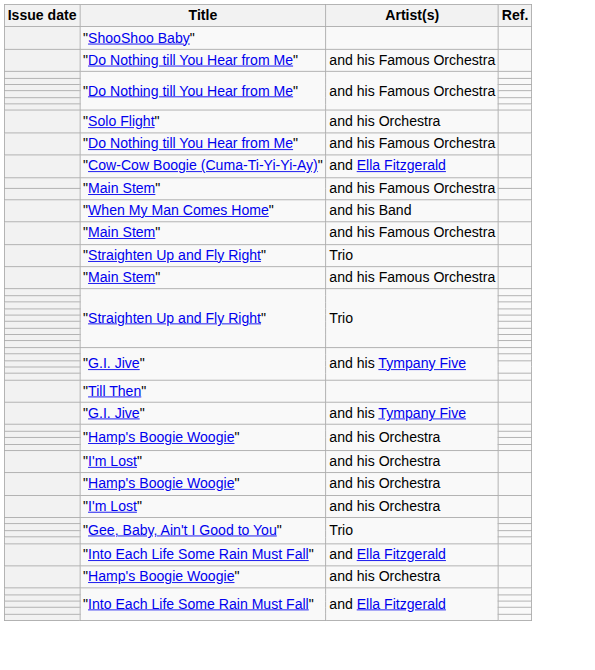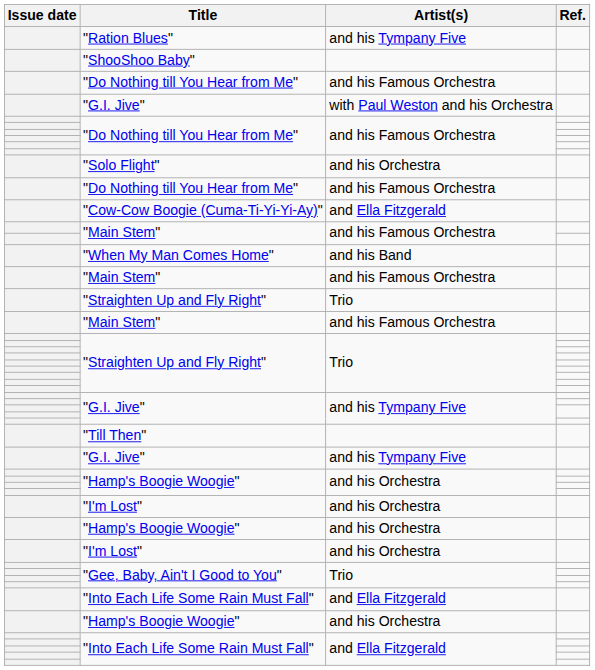+ row: (128, 37)
+ row: (114, 104)
